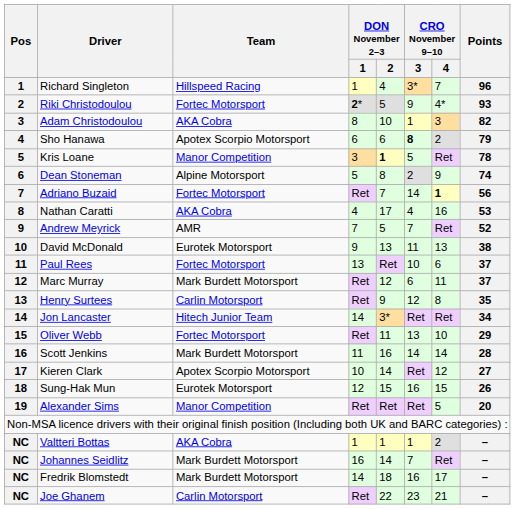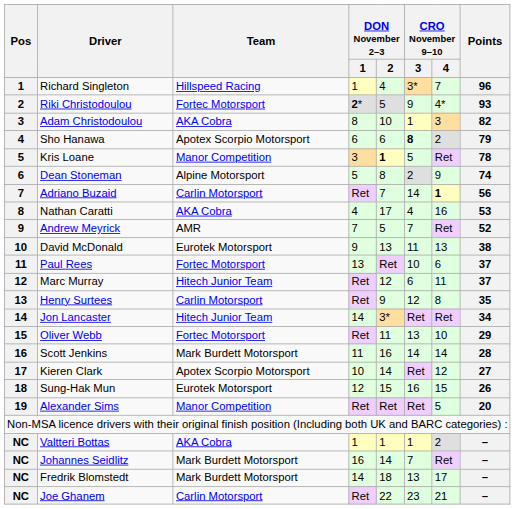(220, 193) Fortec Motorsport -> (219, 193) Carlin Motorsport
(237, 282) Mark Burdett Motorsport -> (224, 282) Hitech Junior Team
(413, 477) 16 -> (413, 477) 13
